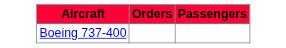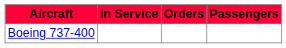+ column: (129, 14)
